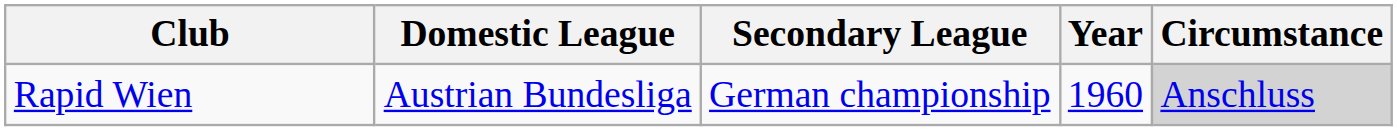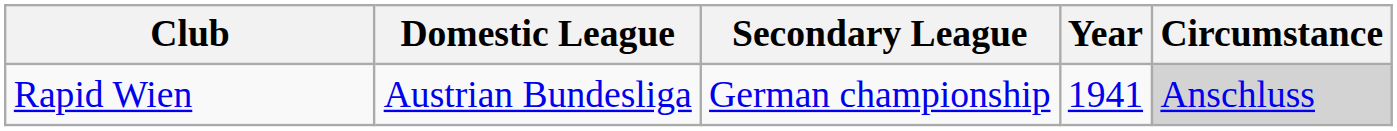(1105, 93) 1960 -> (1105, 93) 1941
